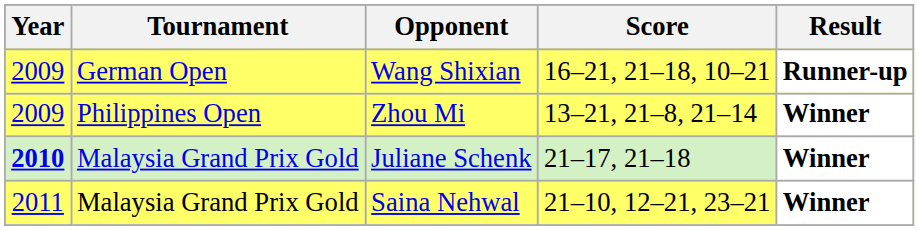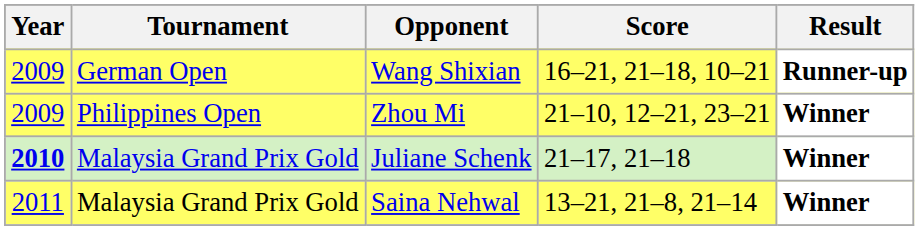(651, 114) 13–21, 21–8, 21–14 -> (657, 114) 21–10, 12–21, 23–21
(657, 202) 21–10, 12–21, 23–21 -> (651, 202) 13–21, 21–8, 21–14
